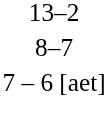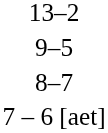+ row: (54, 47)
